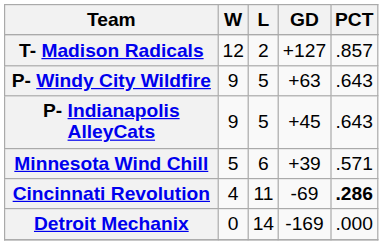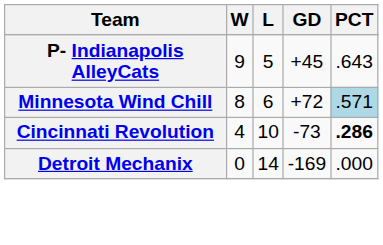- row: (111, 50)
- row: (111, 80)
(233, 163) 5 -> (240, 102) 8
(304, 163) +39 -> (307, 102) +72
(354, 163) no background -> (354, 102) lightblue background
(263, 193) 11 -> (268, 132) 10
(304, 193) -69 -> (307, 132) -73
